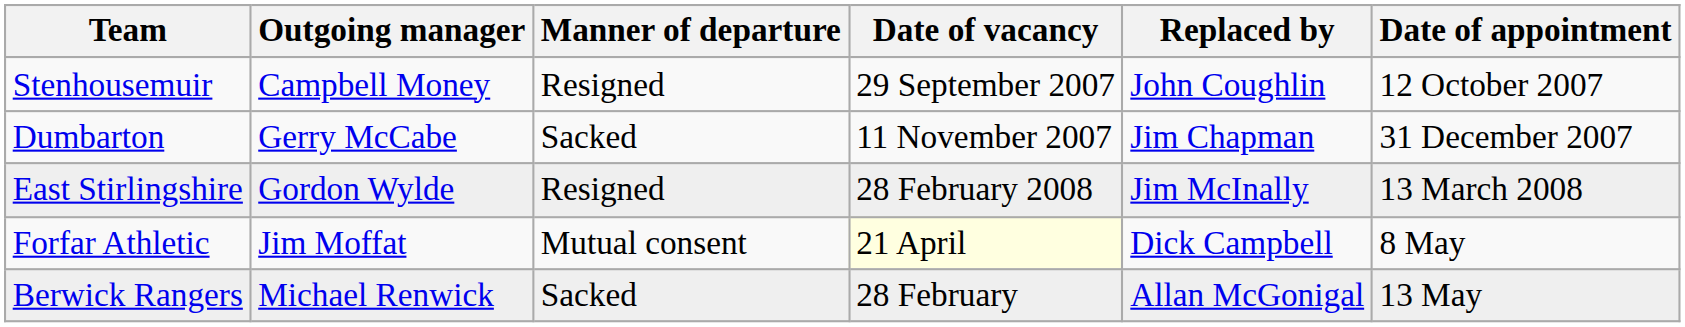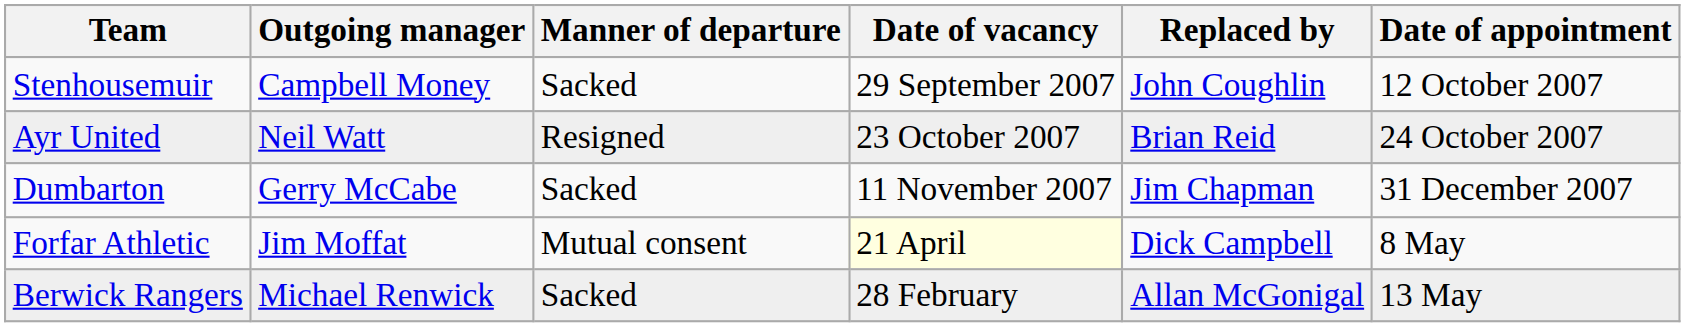(603, 83) Resigned -> (589, 83) Sacked
+ row: (87, 136)
- row: (128, 189)
